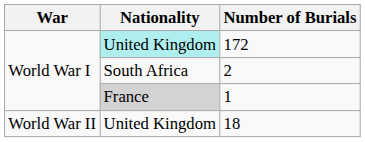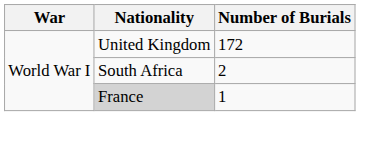(160, 44) paleturquoise background -> (154, 44) no background
- row: (232, 123)
